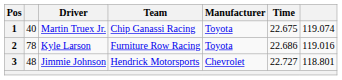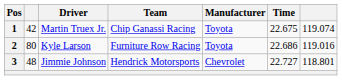(31, 29) 40 -> (31, 29) 42
(31, 46) 78 -> (31, 46) 80
